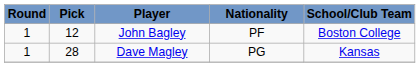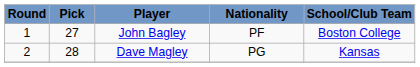(72, 33) 12 -> (72, 33) 27
(27, 52) 1 -> (27, 52) 2
